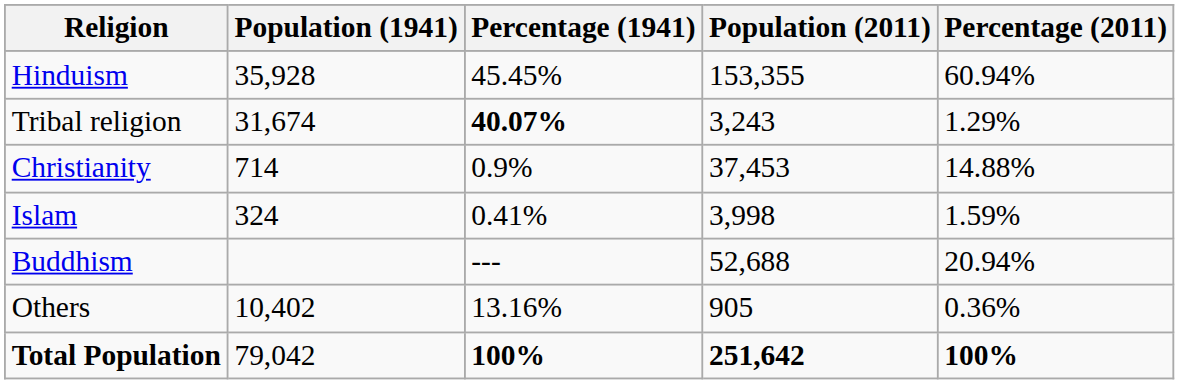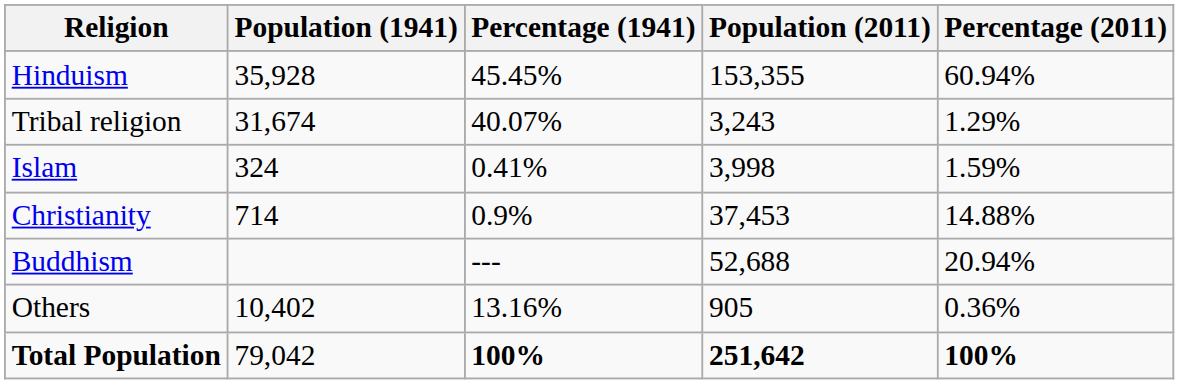(519, 121) bold -> (517, 121) normal
rows swapped: (81, 167) <-> (44, 214)
